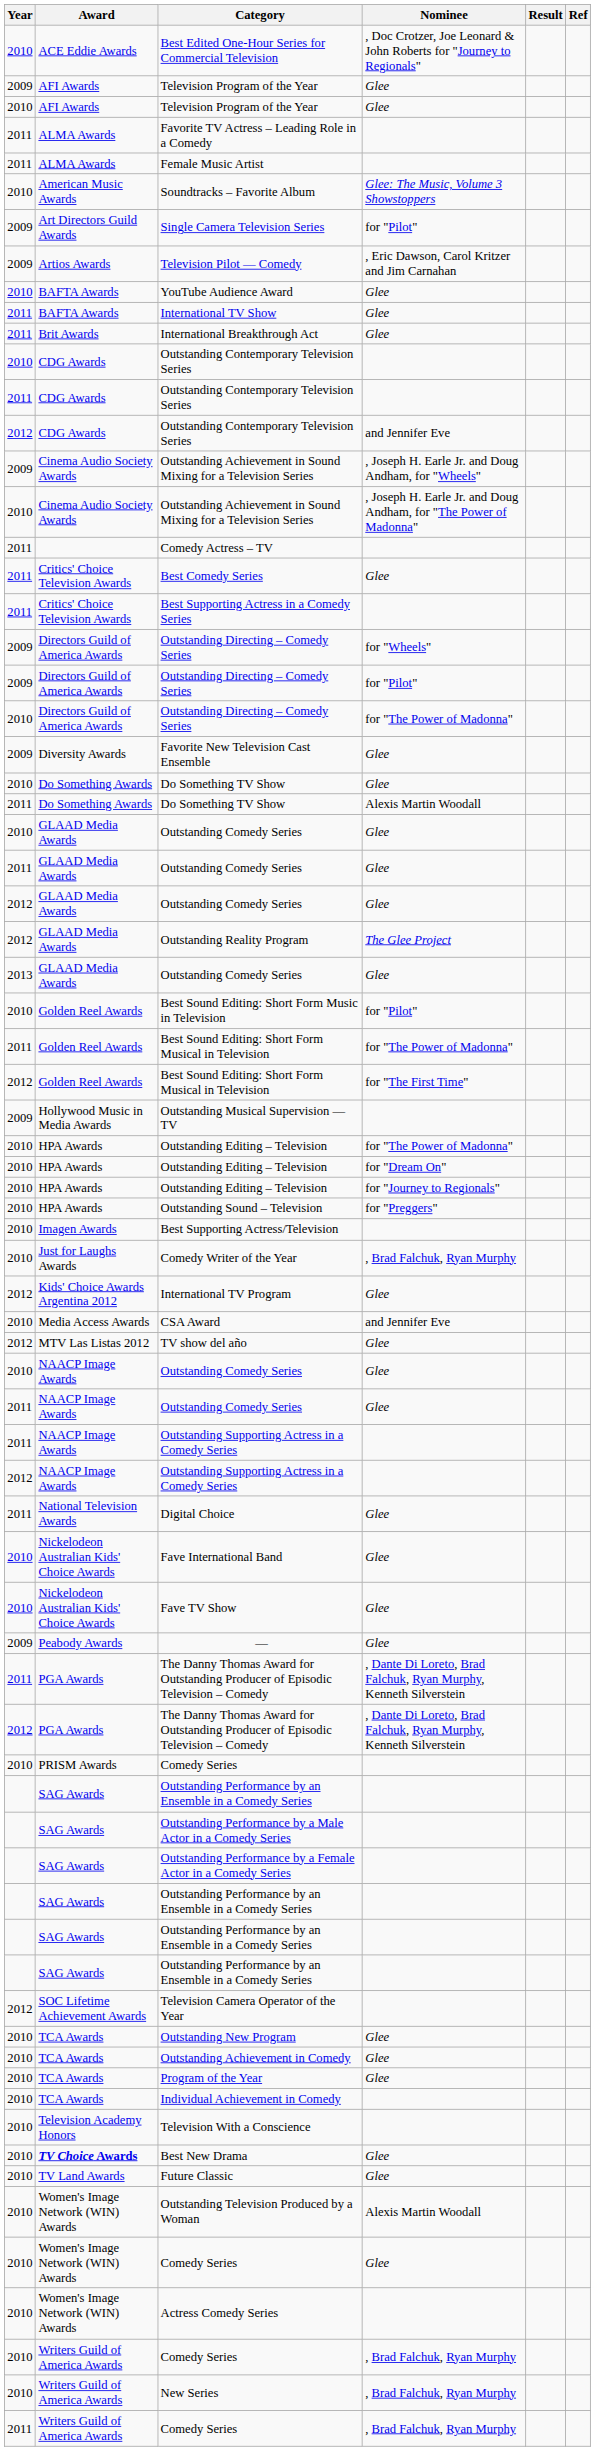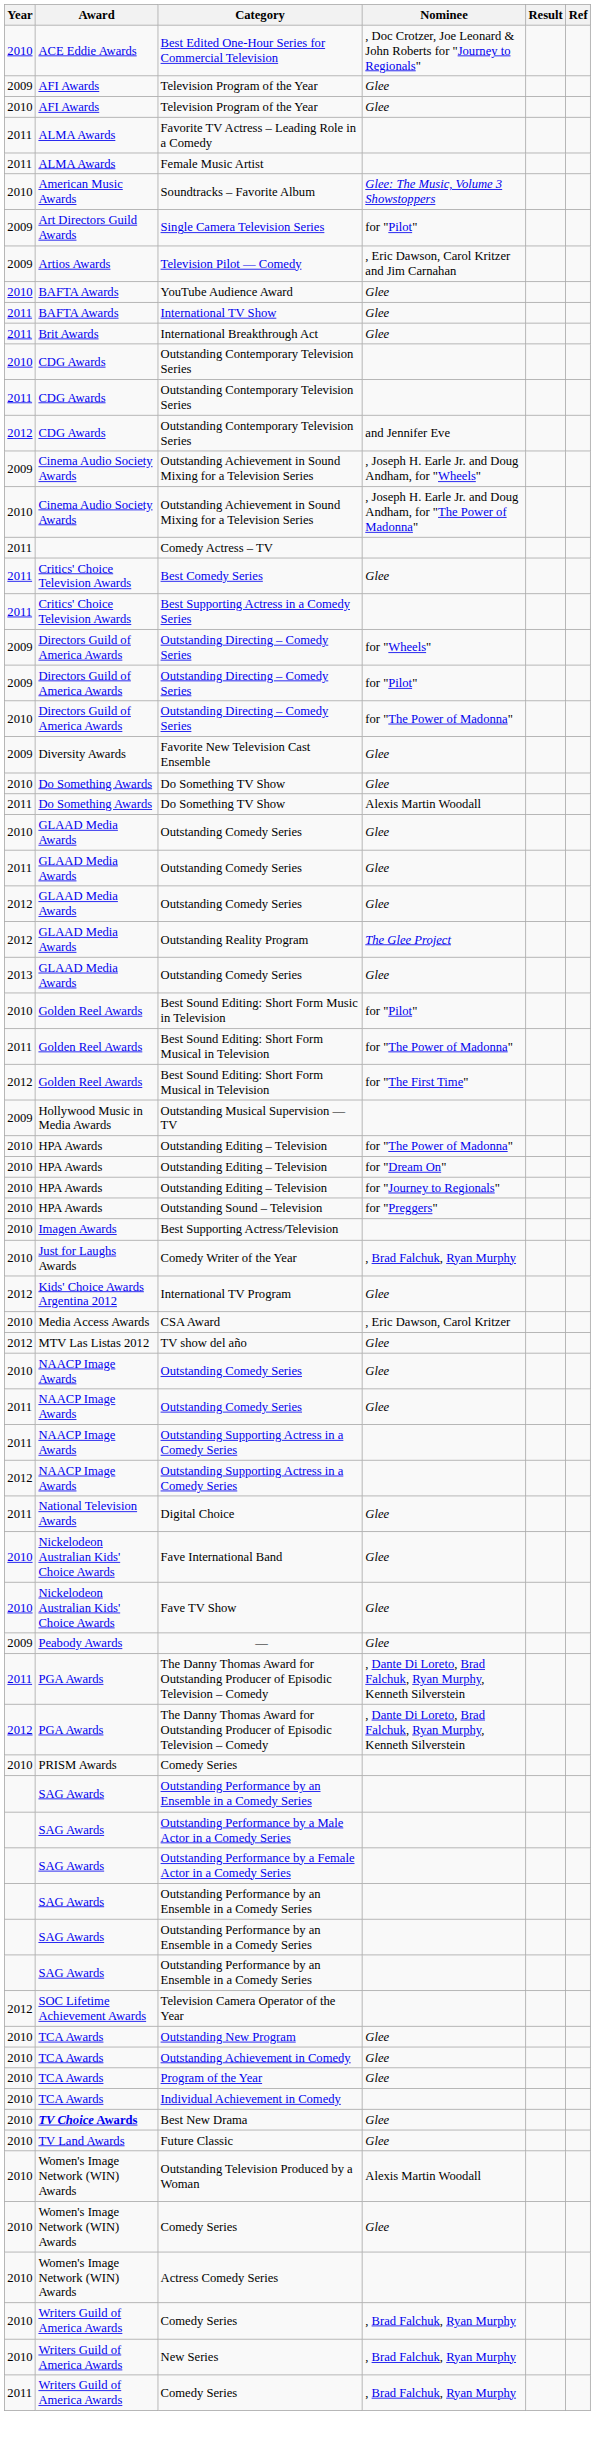(408, 1322) and Jennifer Eve -> (438, 1322) , Eric Dawson, Carol Kritzer
- row: (20, 2127)
